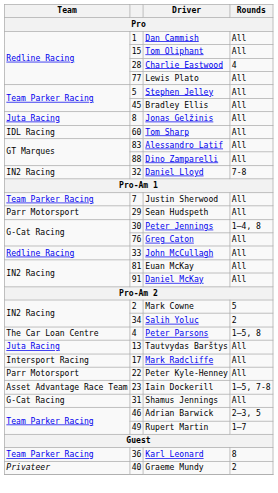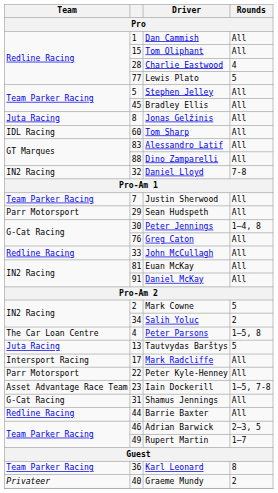(239, 78) All -> (234, 78) 5
(239, 347) All -> (234, 347) 5
+ row: (177, 414)
